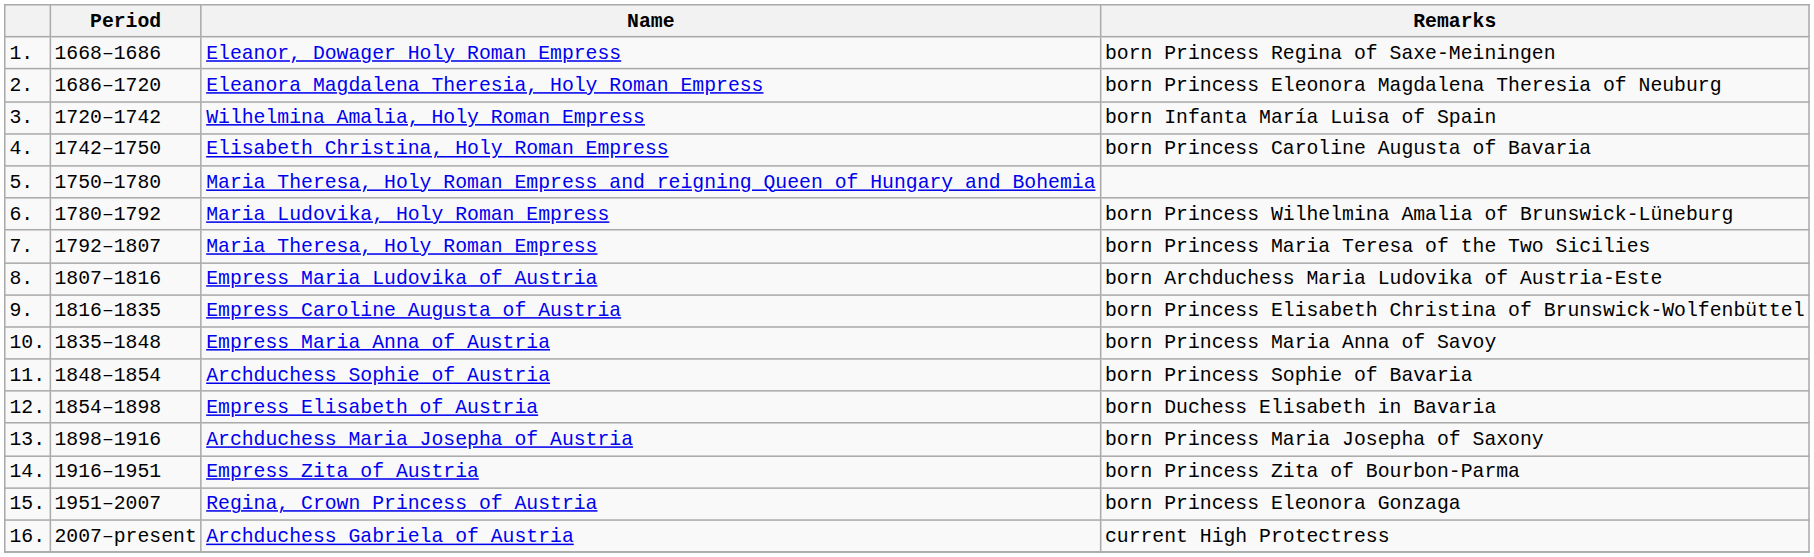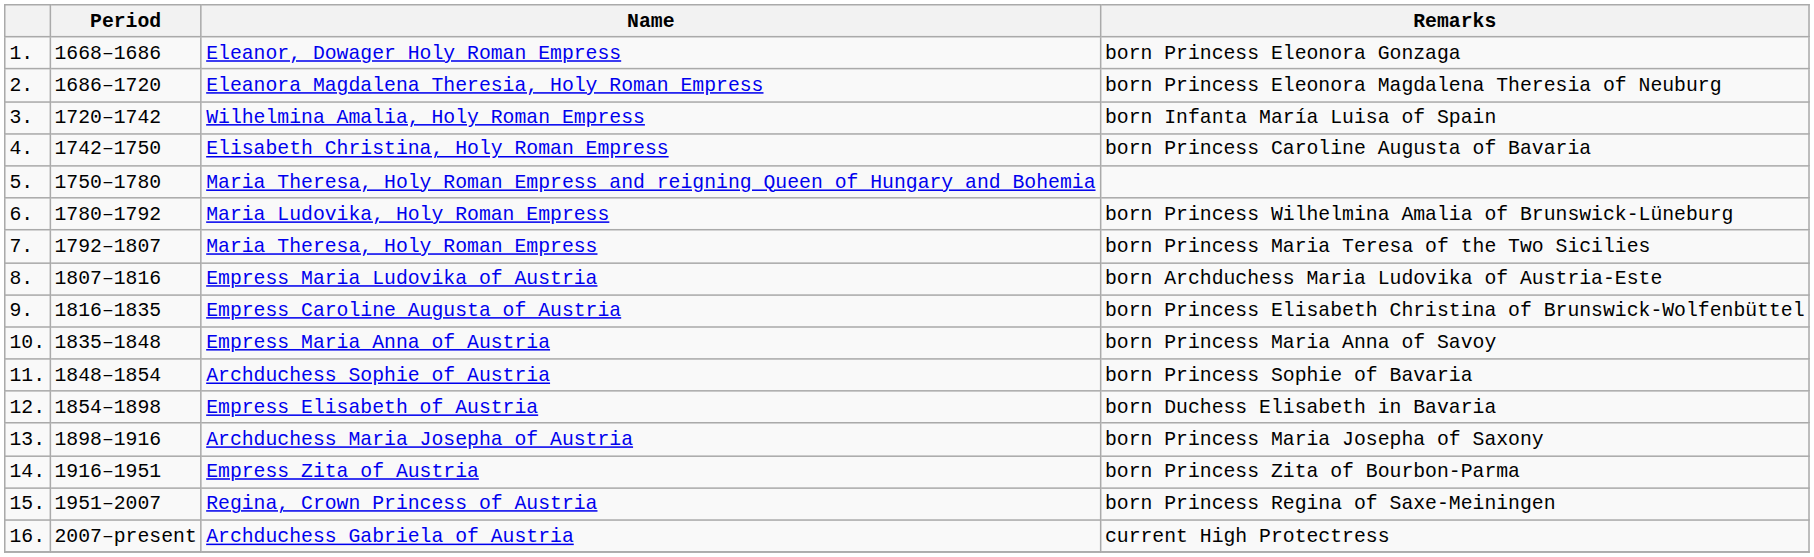(1330, 53) born Princess Regina of Saxe-Meiningen -> (1283, 53) born Princess Eleonora Gonzaga
(1283, 504) born Princess Eleonora Gonzaga -> (1330, 504) born Princess Regina of Saxe-Meiningen
